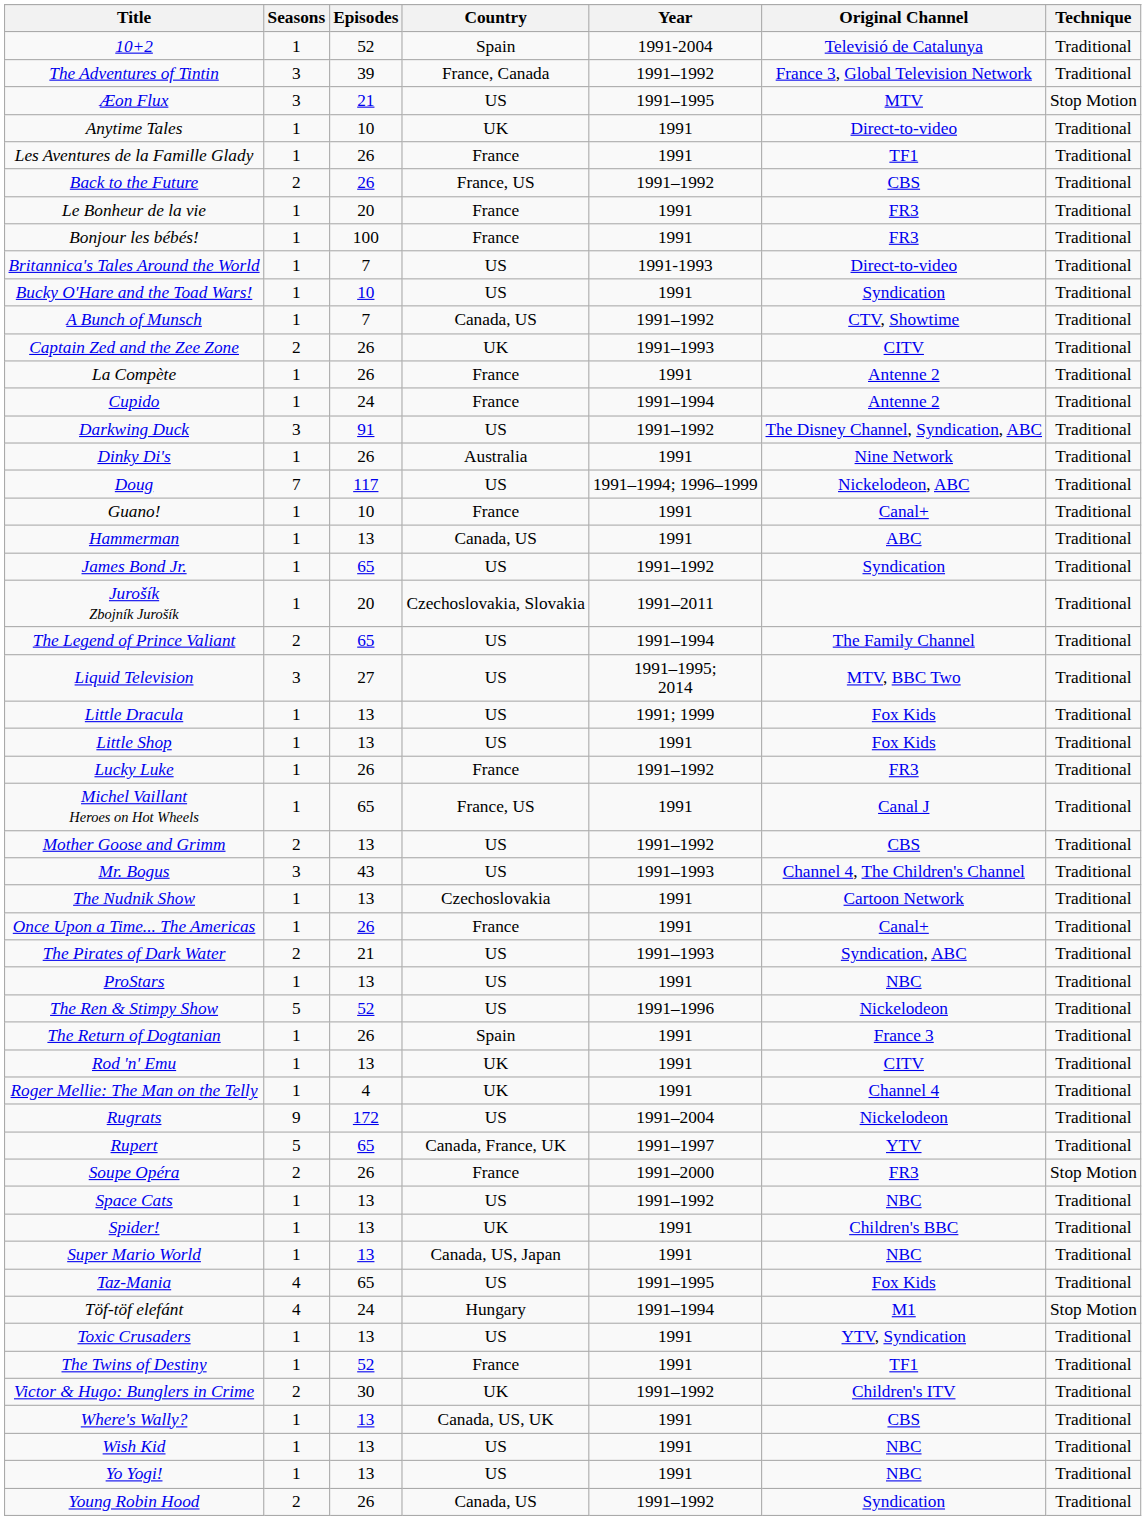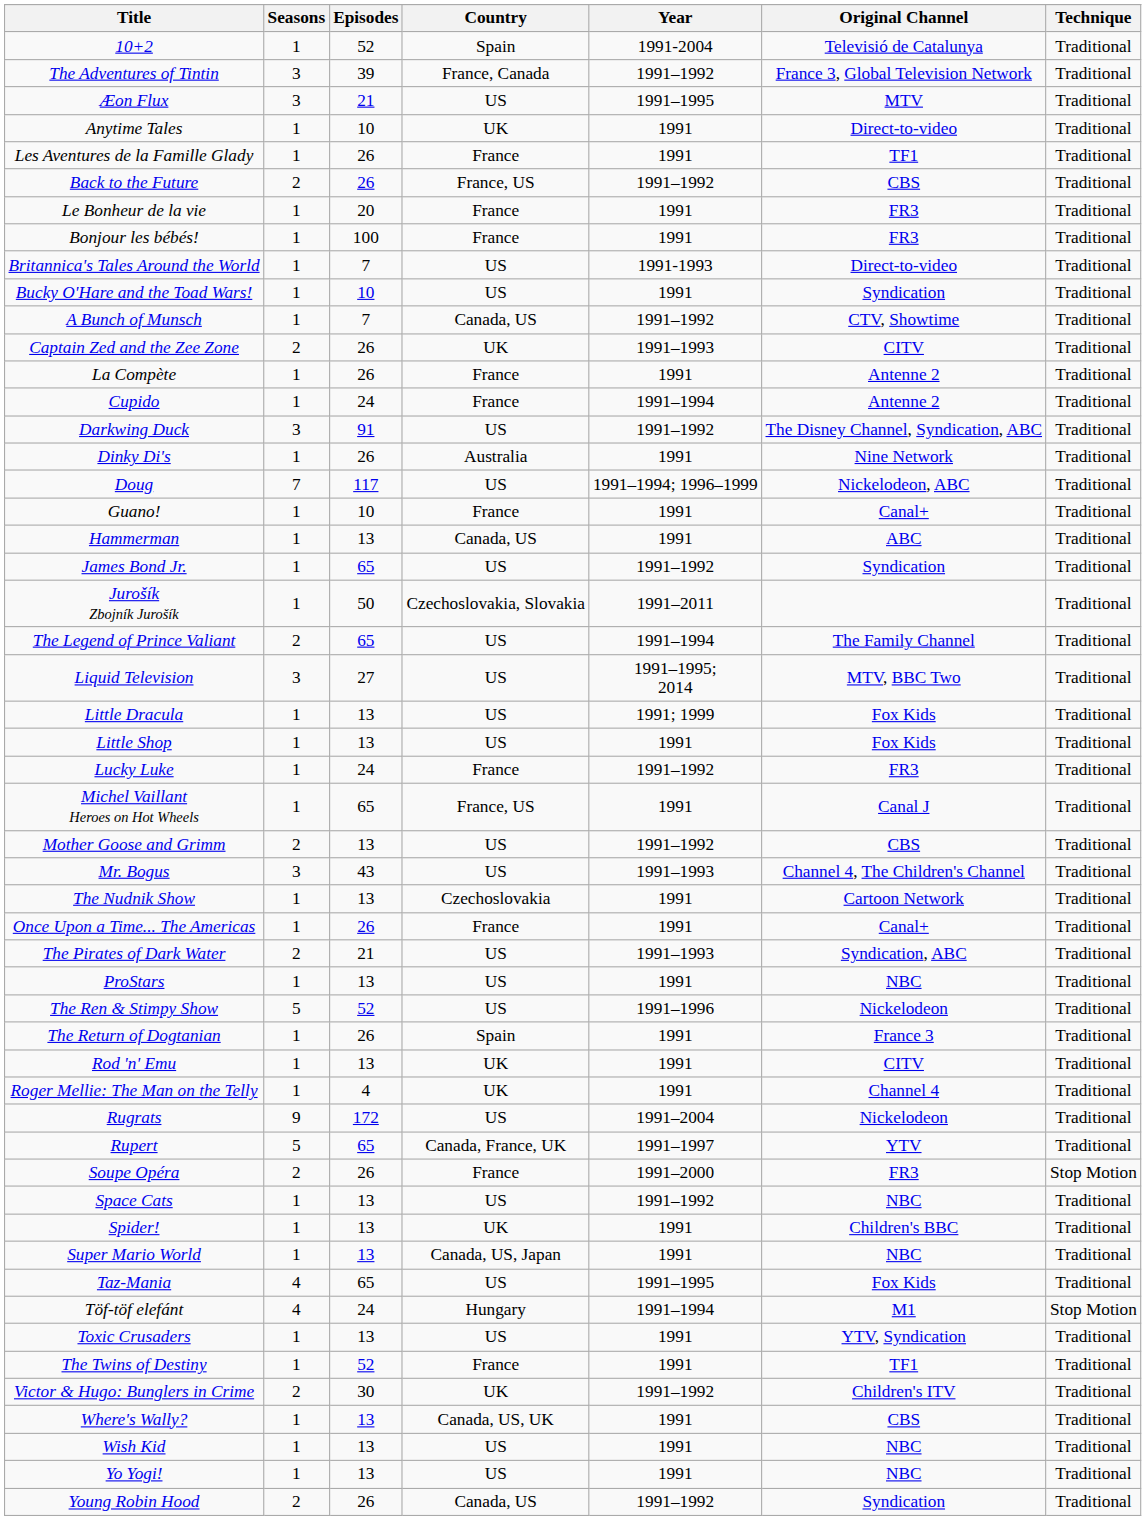(1093, 100) Stop Motion -> (1093, 100) Traditional
(366, 603) 20 -> (366, 603) 50
(366, 769) 26 -> (366, 769) 24
